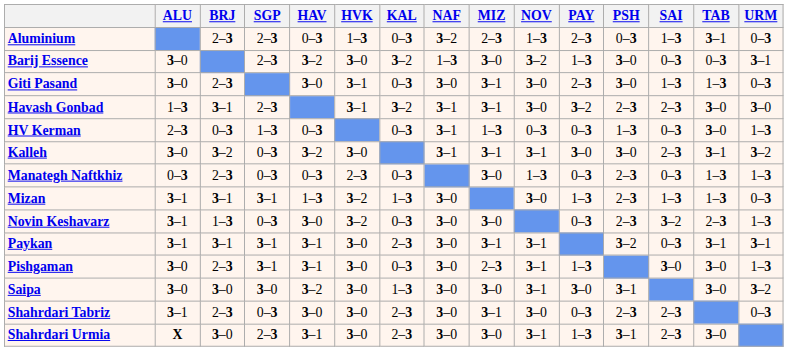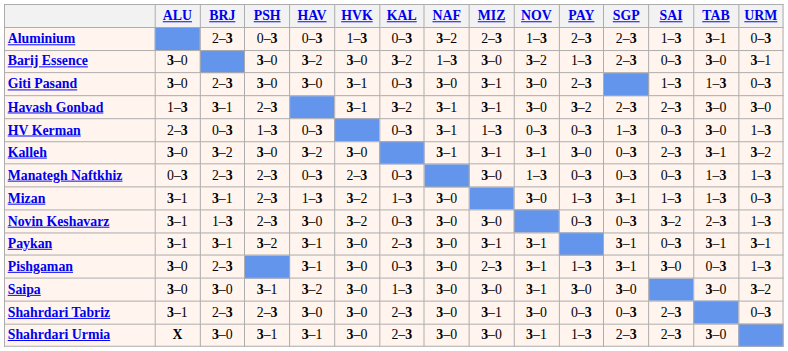columns swapped: (267, 16) <-> (626, 16)
(716, 61) 0–3 -> (716, 61) 3–0
(716, 267) 3–0 -> (716, 267) 0–3
